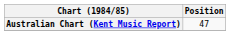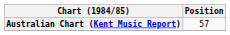(204, 24) 47 -> (204, 24) 57
